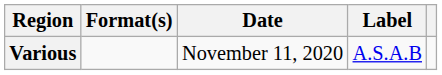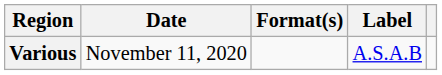columns swapped: (263, 20) <-> (129, 20)
